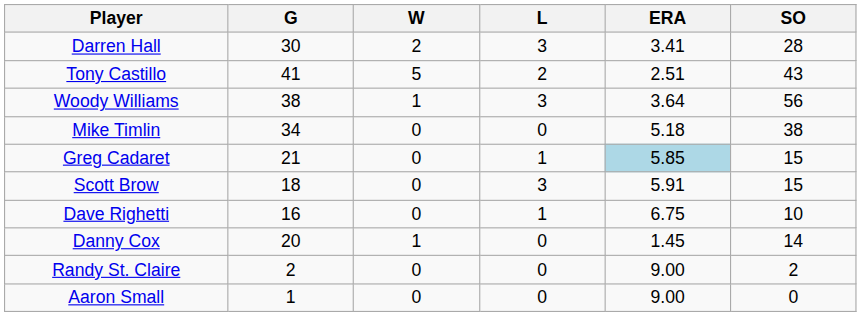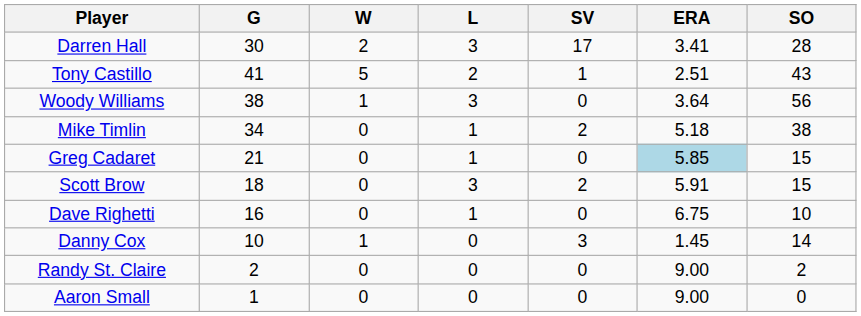+ column: (582, 18)
(542, 130) 0 -> (473, 130) 1
(291, 241) 20 -> (254, 241) 10
